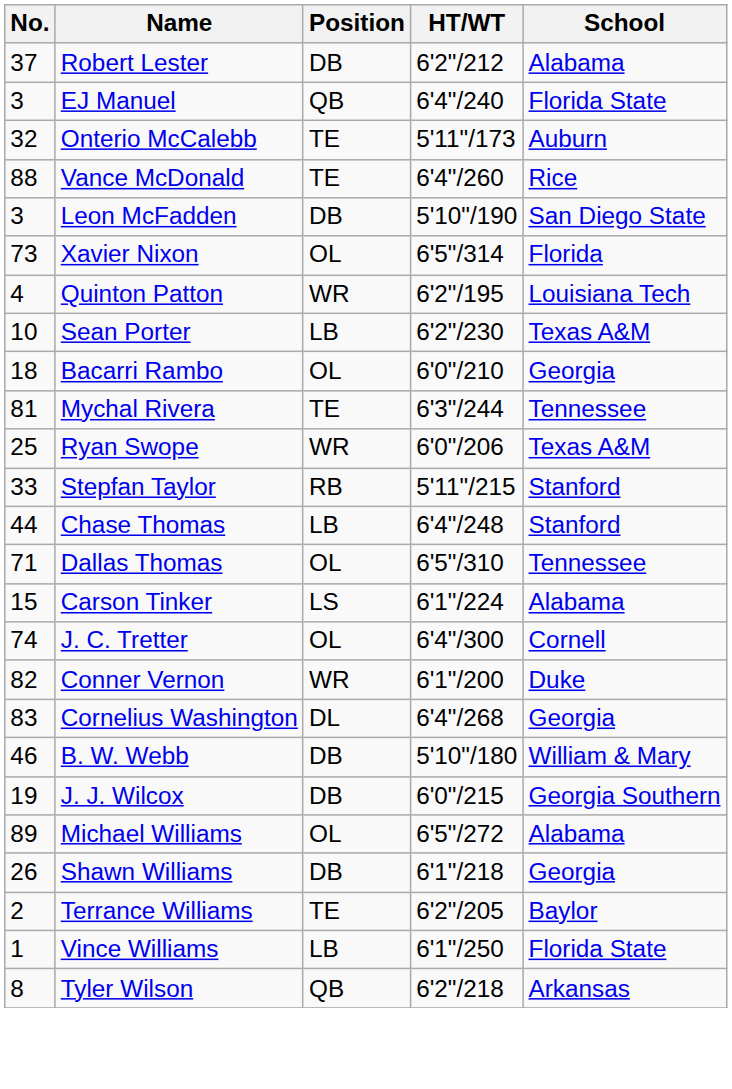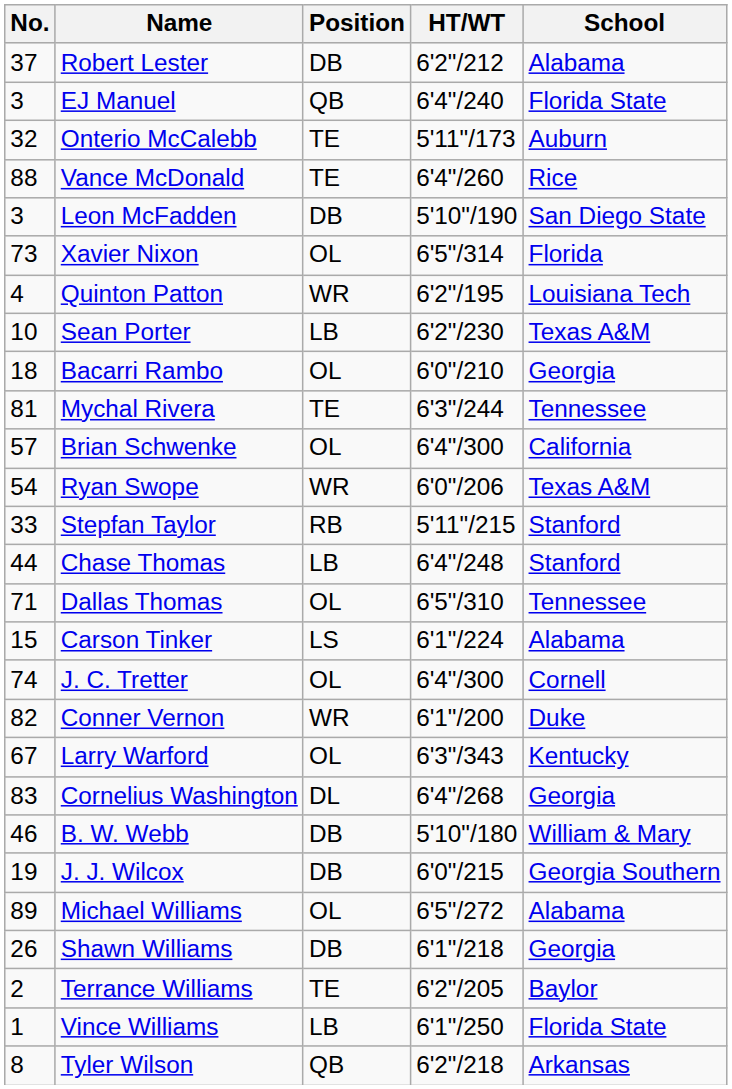+ row: (149, 448)
(24, 448) 25 -> (24, 486) 54
+ row: (135, 756)
